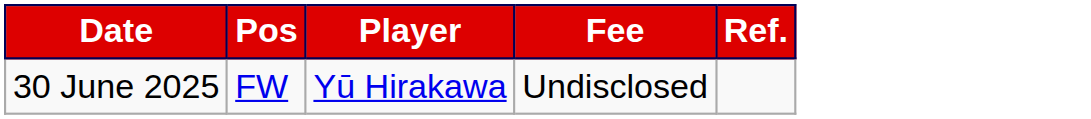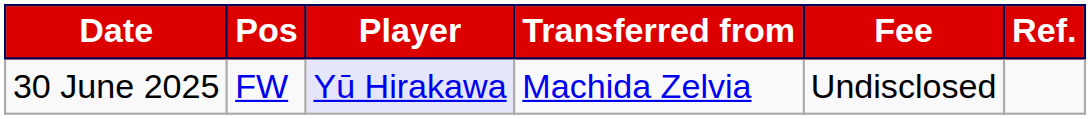+ column: (659, 31)
(410, 85) no background -> (410, 85) lavender background
